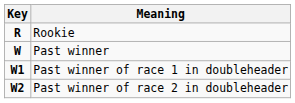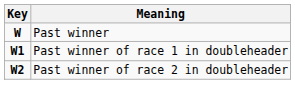- row: (54, 32)
